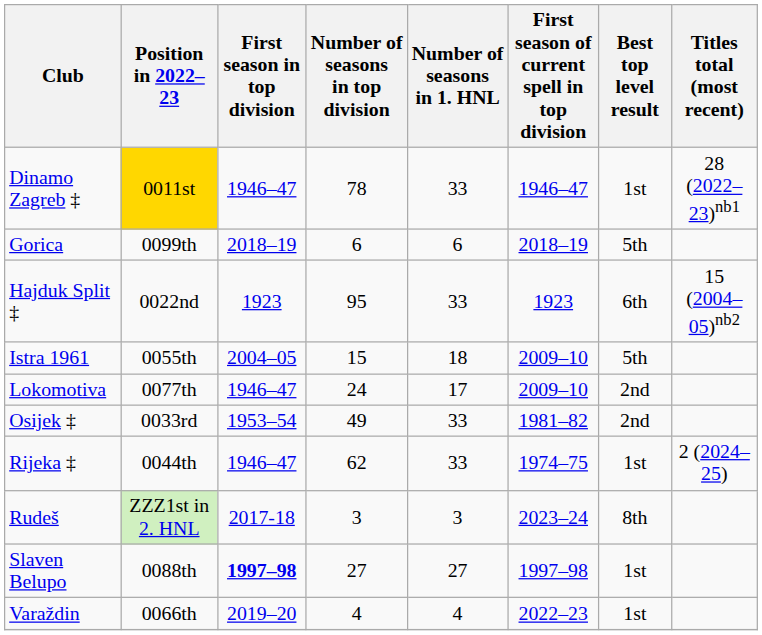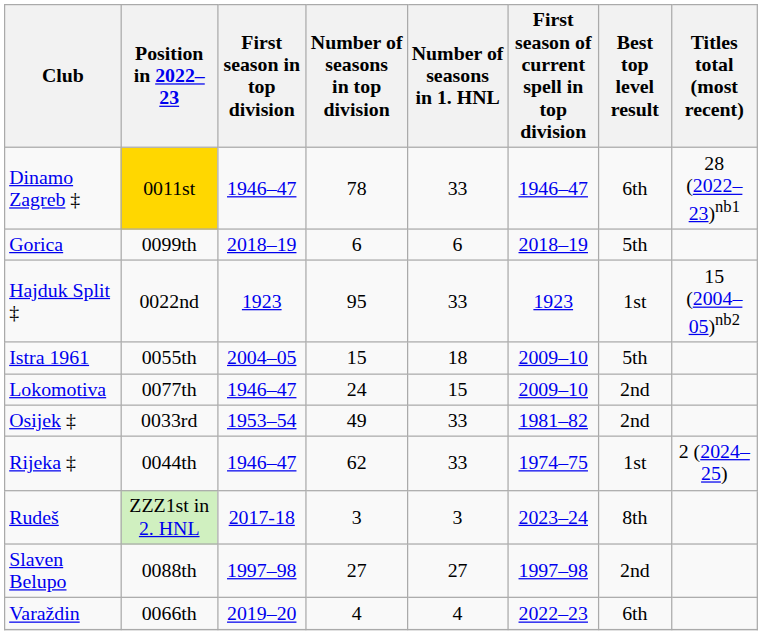(635, 188) 1st -> (635, 188) 6th
(635, 301) 6th -> (635, 301) 1st
(458, 389) 17 -> (458, 389) 15
(262, 570) bold -> (262, 570) normal
(635, 570) 1st -> (635, 570) 2nd
(635, 613) 1st -> (635, 613) 6th
